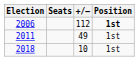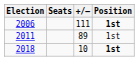(83, 24) 112 -> (83, 24) 111
(83, 37) 49 -> (83, 37) 89
(113, 50) normal -> (113, 50) bold
